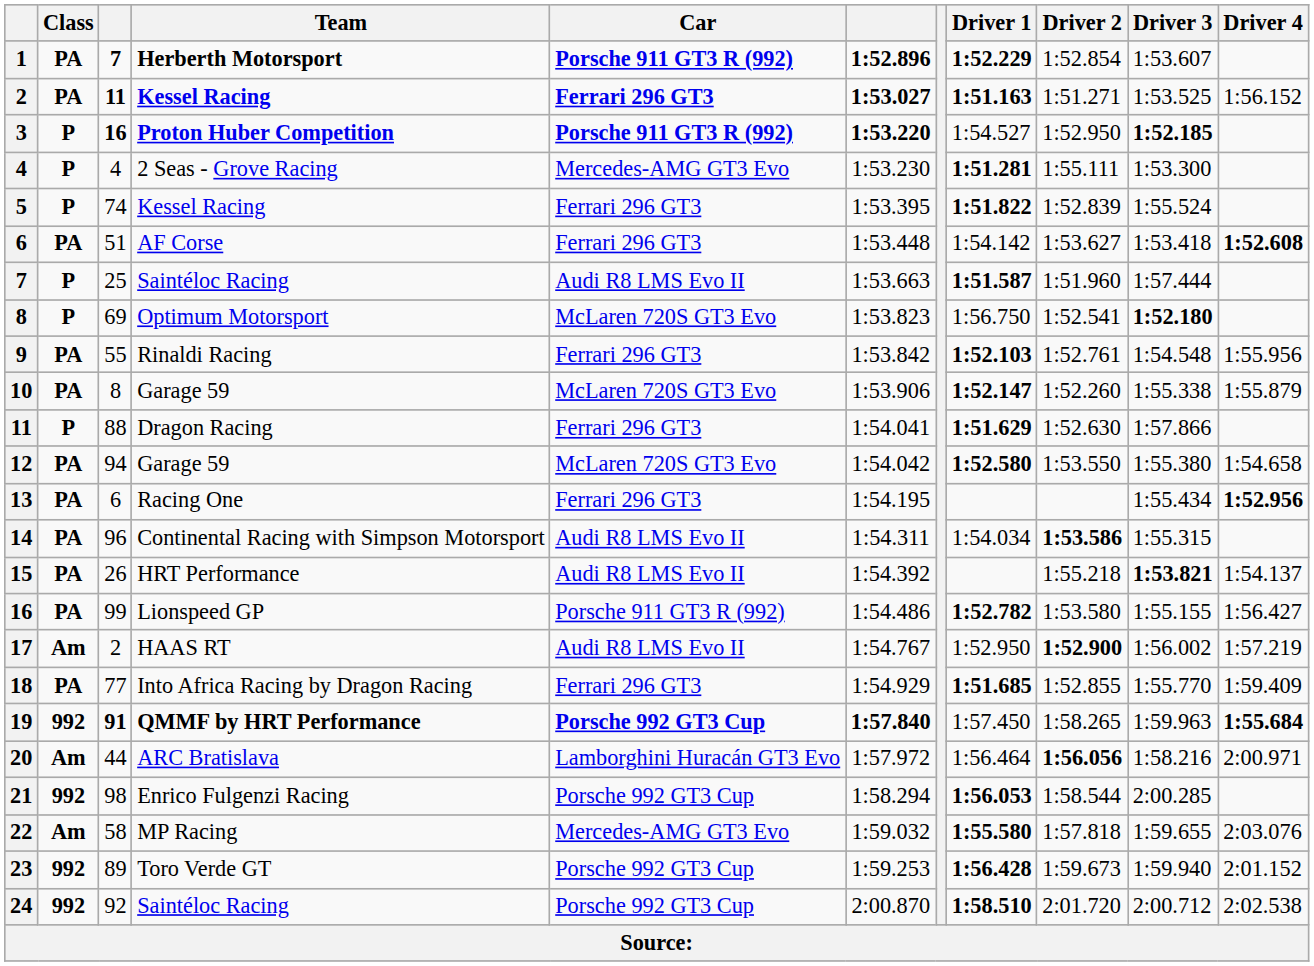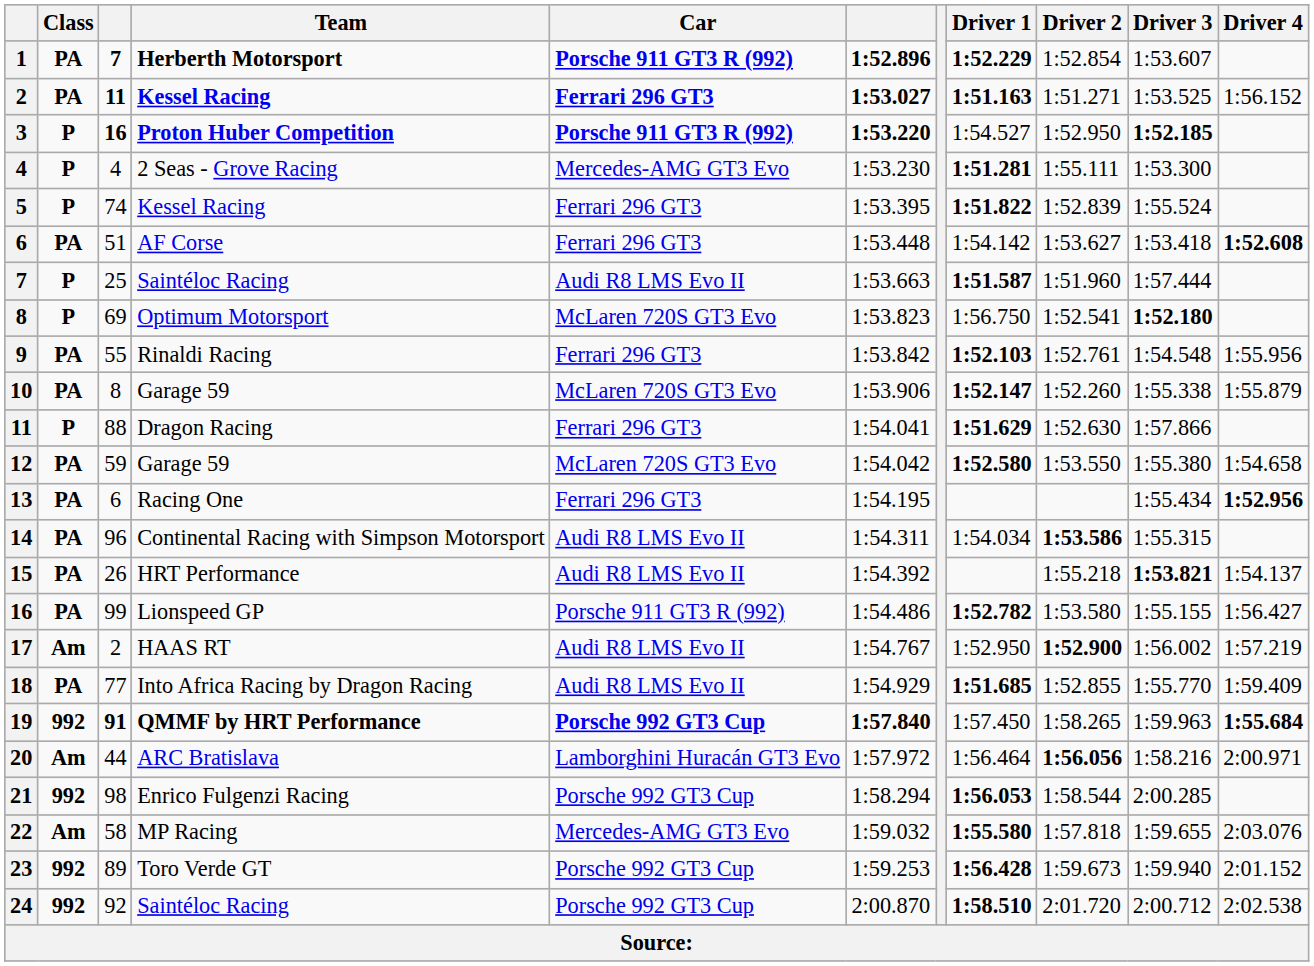(115, 464) 94 -> (115, 464) 59
(628, 684) Ferrari 296 GT3 -> (650, 684) Audi R8 LMS Evo II
